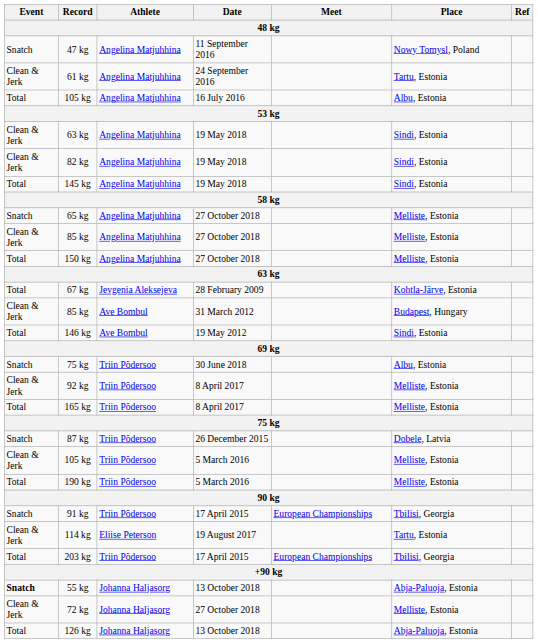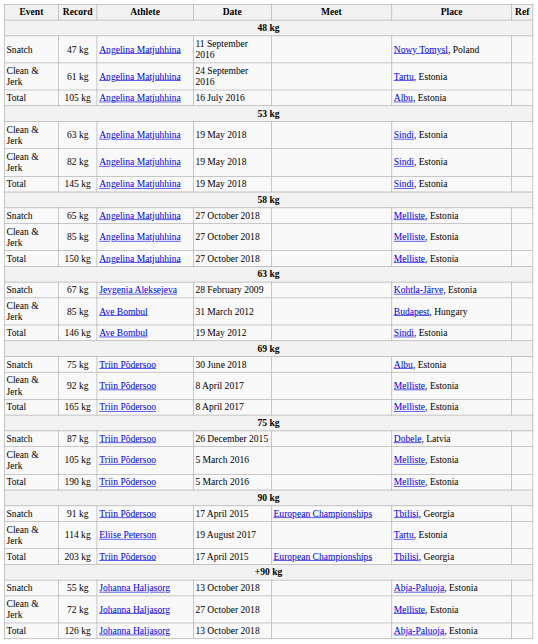(16, 290) Total -> (20, 290) Snatch
(21, 588) bold -> (20, 588) normal
